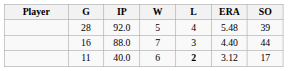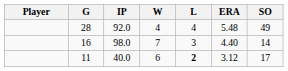(158, 27) 5 -> (158, 27) 4
(265, 27) 39 -> (265, 27) 49
(122, 43) 88.0 -> (122, 43) 98.0
(265, 43) 44 -> (265, 43) 14
